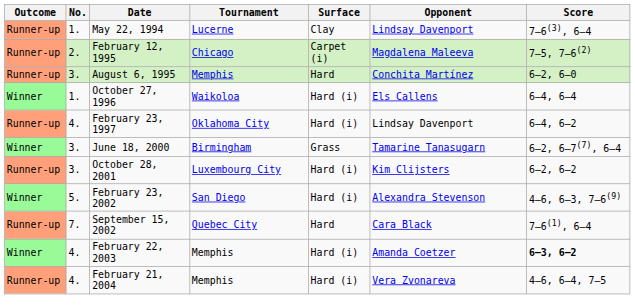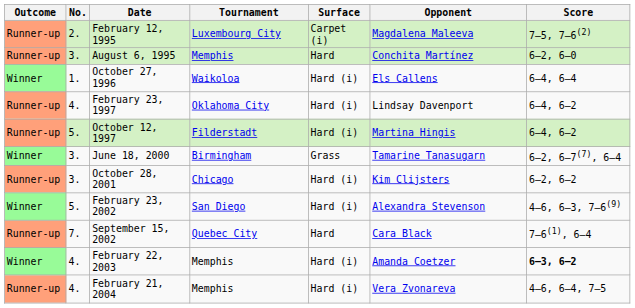- row: (128, 30)
(213, 53) Chicago -> (236, 34) Luxembourg City
+ row: (125, 133)
(236, 170) Luxembourg City -> (213, 179) Chicago
